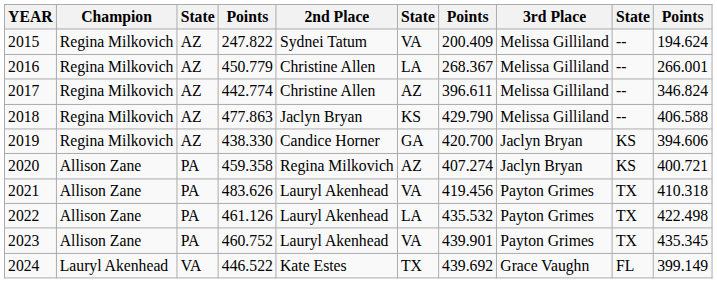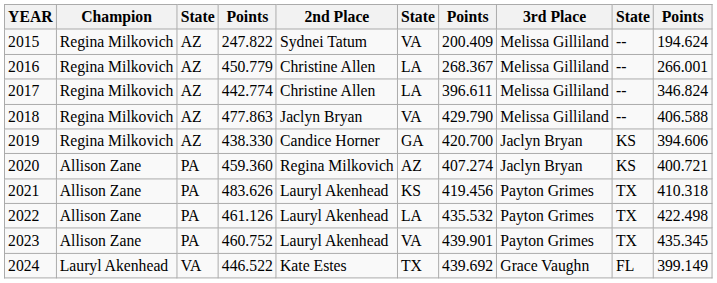(411, 91) AZ -> (411, 91) LA
(411, 116) KS -> (411, 116) VA
(247, 166) 459.358 -> (247, 166) 459.360
(411, 191) VA -> (411, 191) KS
